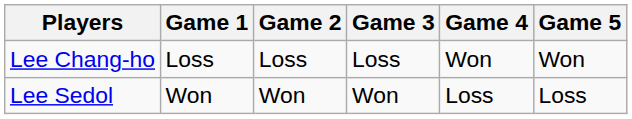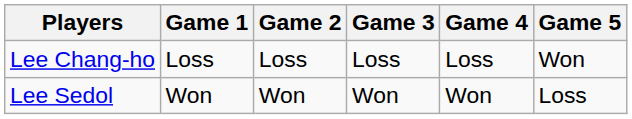(469, 58) Won -> (469, 58) Loss
(469, 95) Loss -> (469, 95) Won
